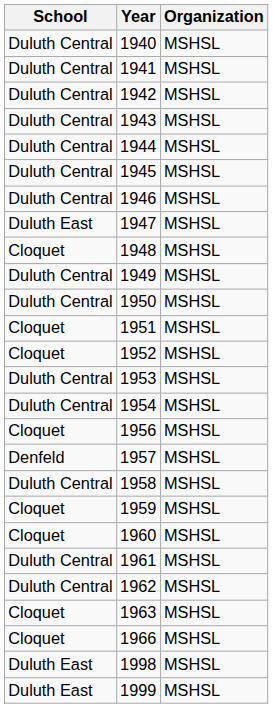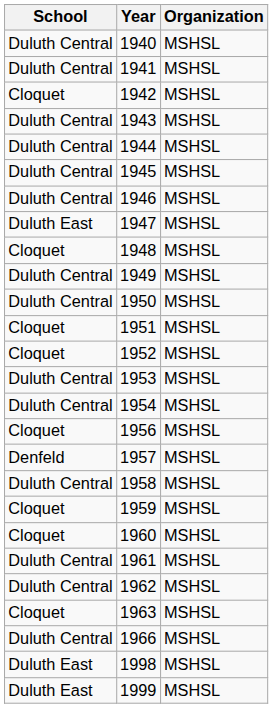(60, 95) Duluth Central -> (36, 95) Cloquet
(36, 638) Cloquet -> (60, 638) Duluth Central
